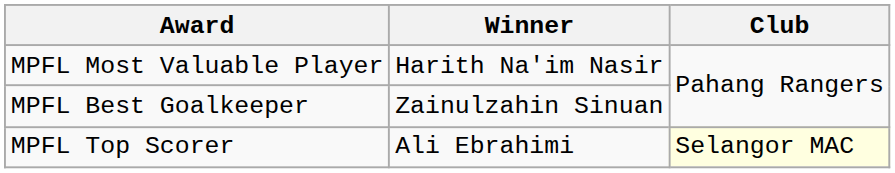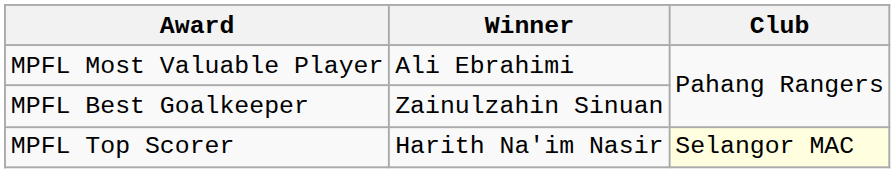(529, 66) Harith Na'im Nasir -> (485, 66) Ali Ebrahimi
(485, 147) Ali Ebrahimi -> (529, 147) Harith Na'im Nasir
